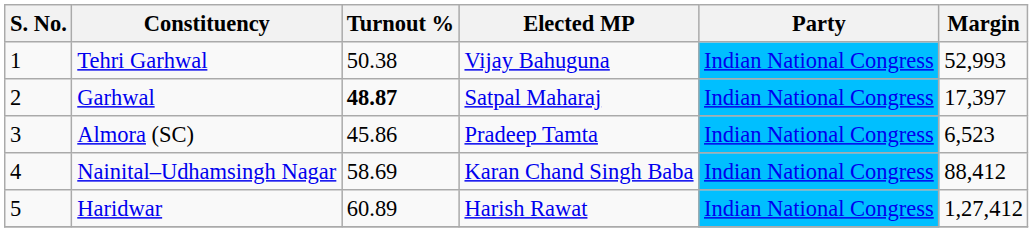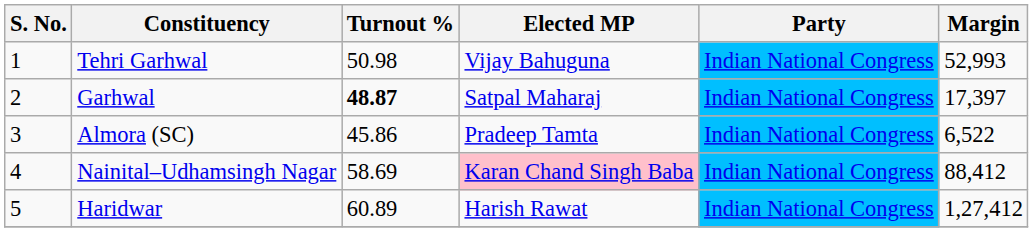(372, 60) 50.38 -> (372, 60) 50.98
(970, 134) 6,523 -> (970, 134) 6,522
(579, 171) no background -> (579, 171) pink background
